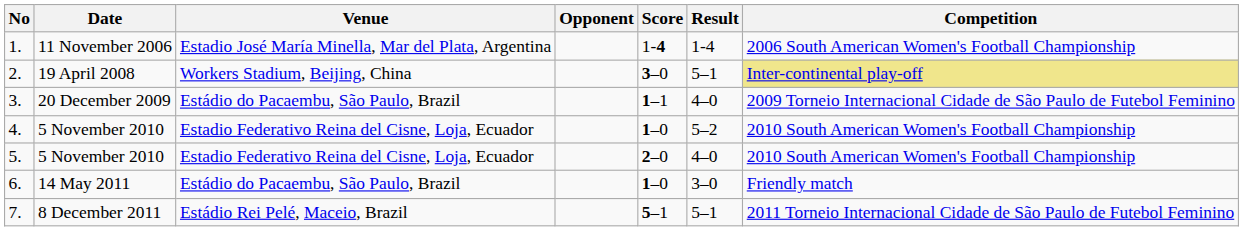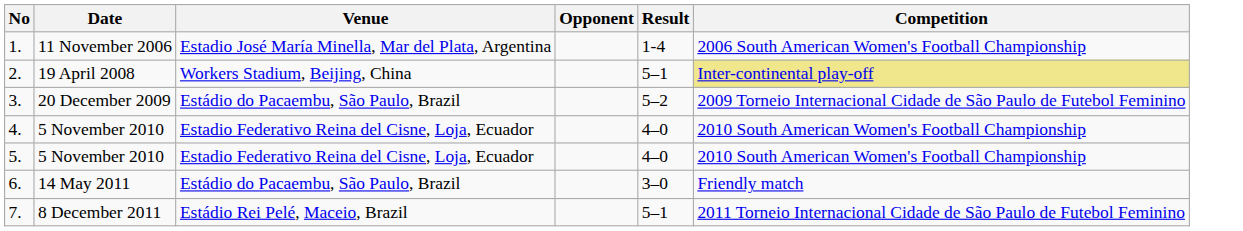- column: (663, 18)
(704, 101) 4–0 -> (655, 101) 5–2
(704, 128) 5–2 -> (655, 128) 4–0
